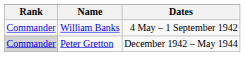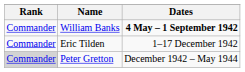(184, 28) normal -> (182, 28) bold
+ row: (82, 43)
